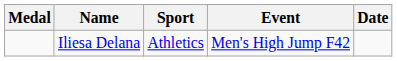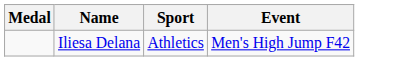- column: (373, 17)
